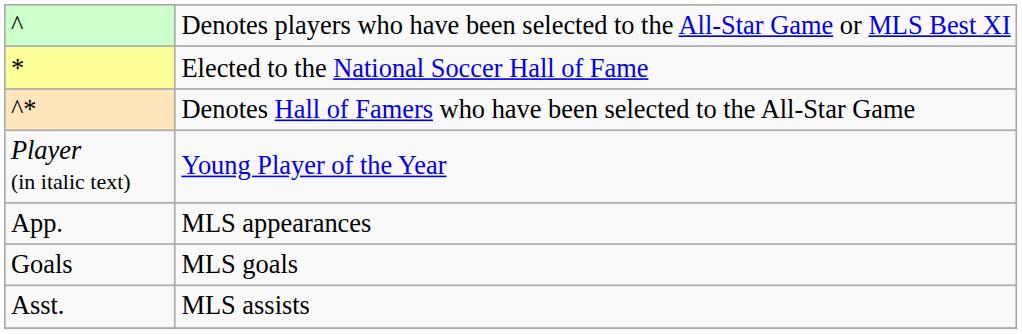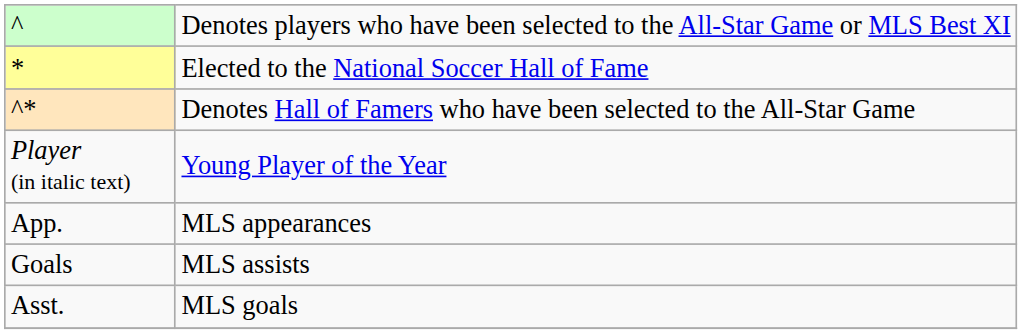(240, 264) MLS goals -> (246, 264) MLS assists
(246, 306) MLS assists -> (240, 306) MLS goals
